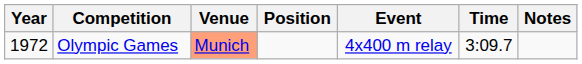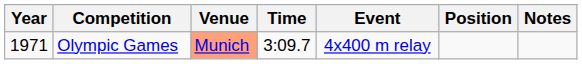columns swapped: (297, 18) <-> (489, 18)
(29, 45) 1972 -> (29, 45) 1971
